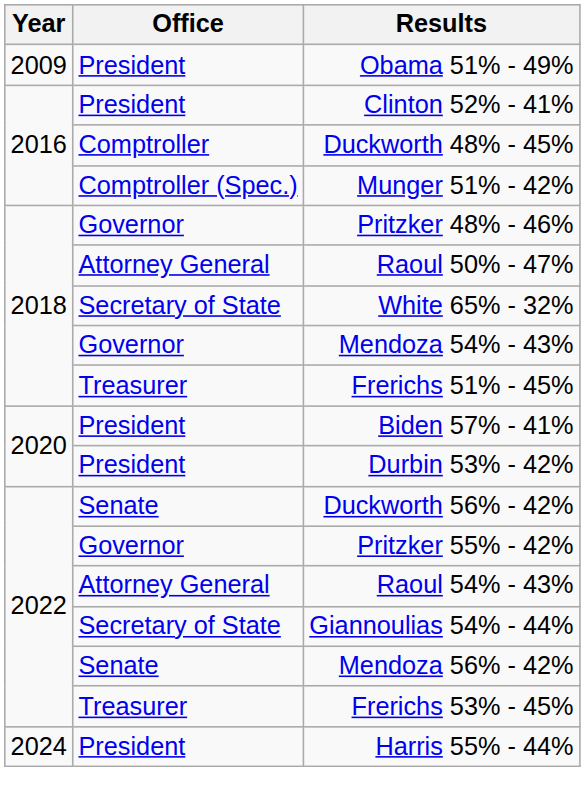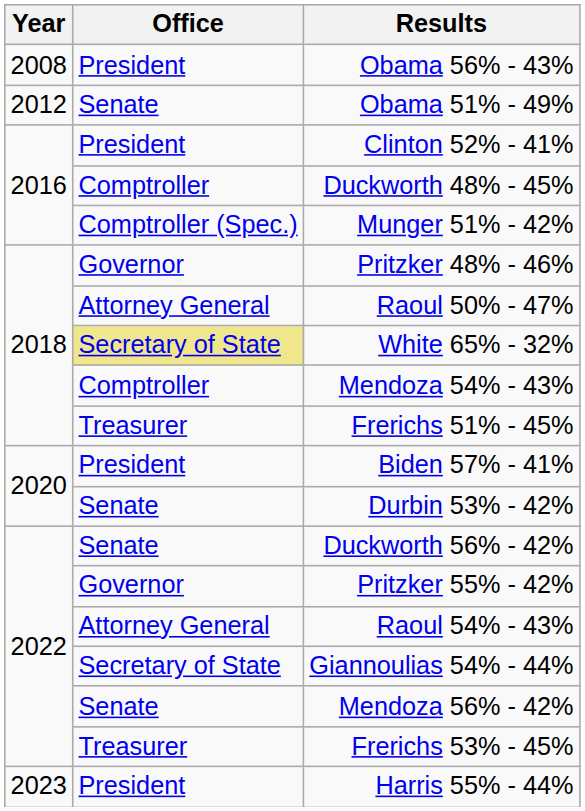+ row: (467, 64)
(39, 64) 2009 -> (39, 104) 2012
(132, 64) President -> (119, 104) Senate
(180, 305) no background -> (180, 345) khaki background
(131, 345) Governor -> (144, 385) Comptroller
(132, 465) President -> (119, 505) Senate
(39, 746) 2024 -> (39, 786) 2023
